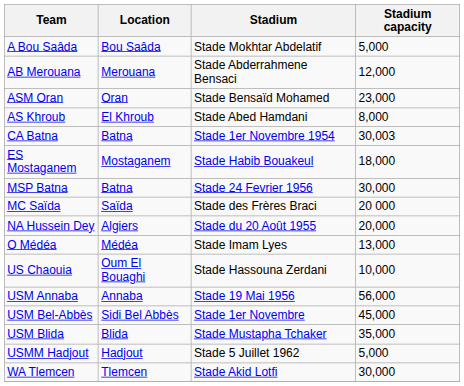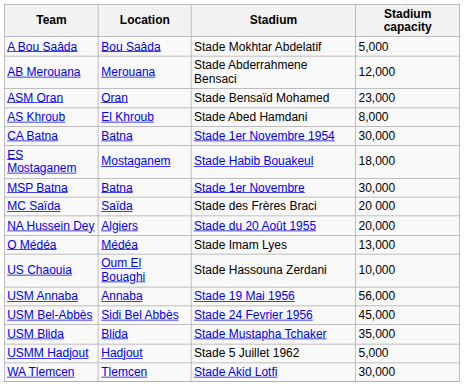(377, 136) 30,003 -> (377, 136) 30,000
(253, 187) Stade 24 Fevrier 1956 -> (249, 187) Stade 1er Novembre
(249, 315) Stade 1er Novembre -> (253, 315) Stade 24 Fevrier 1956
